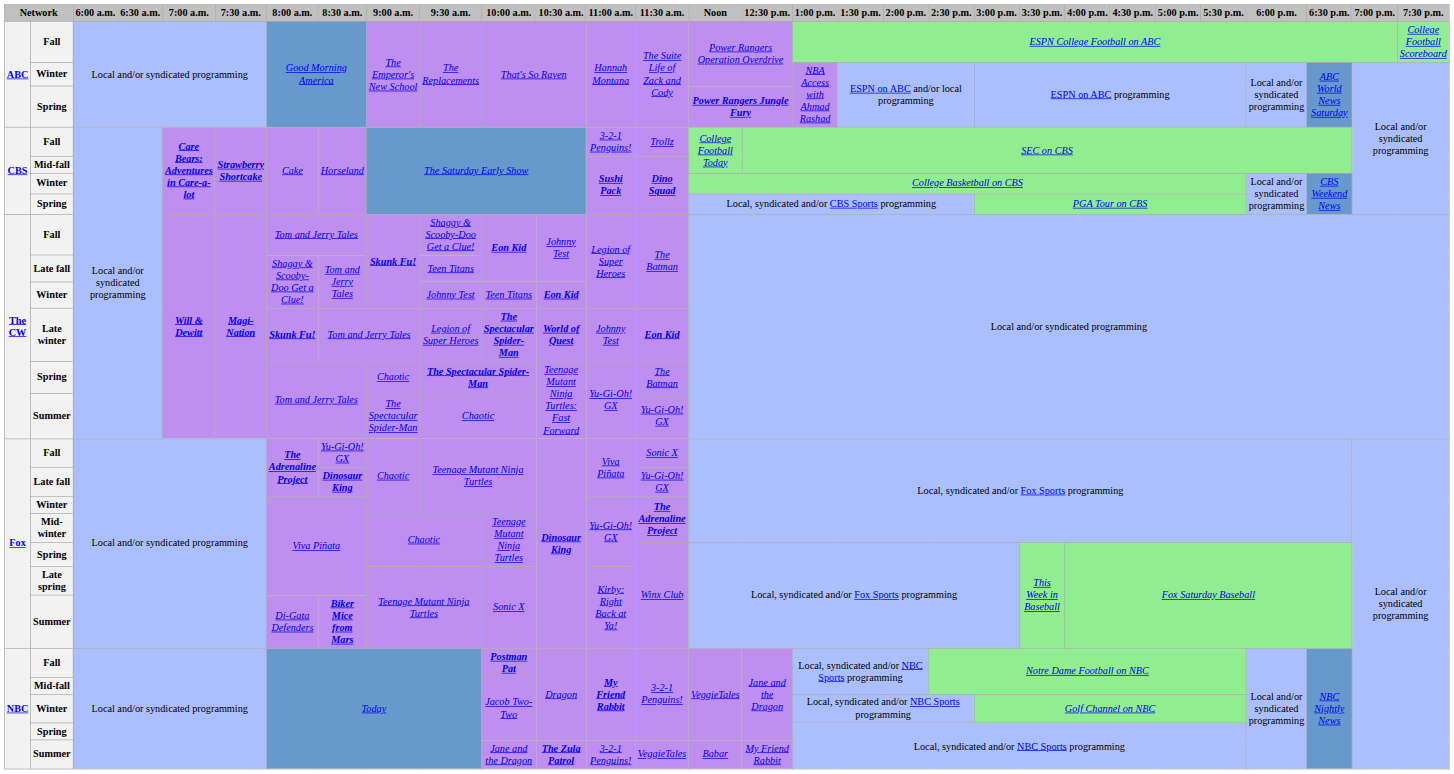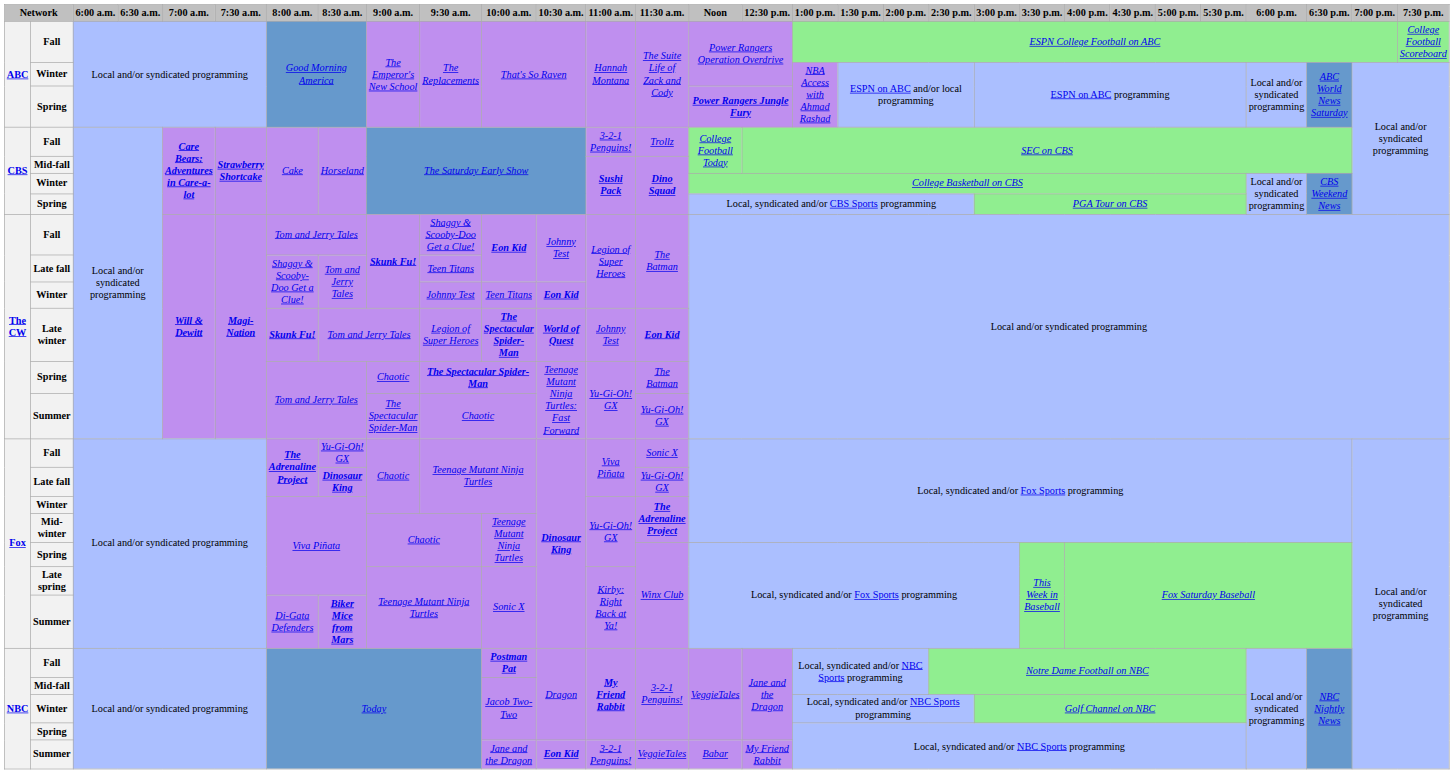(561, 754) The Zula Patrol -> (561, 754) Eon Kid
